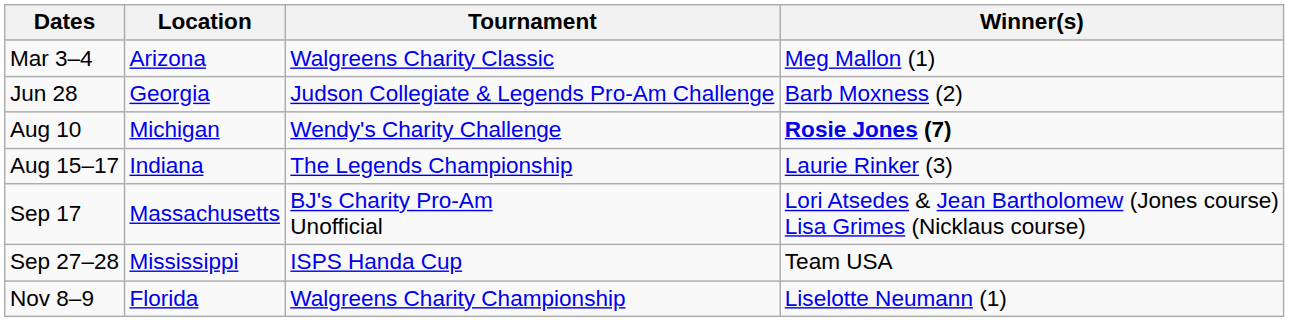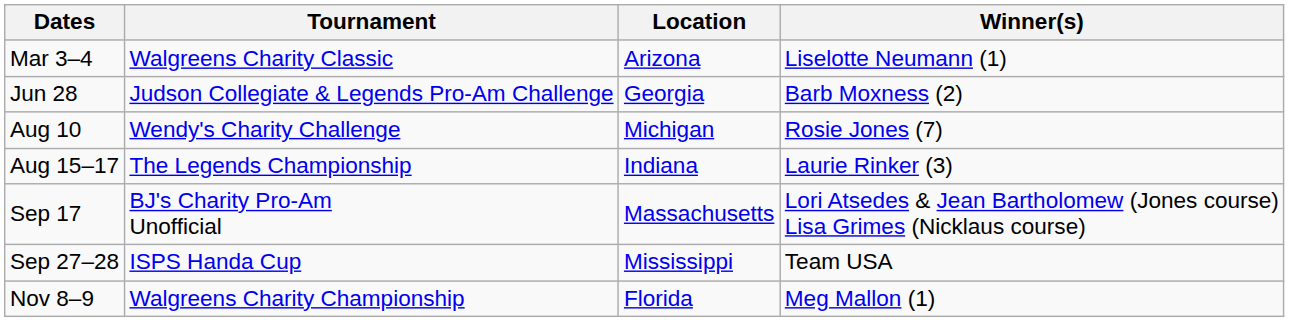columns swapped: (532, 22) <-> (205, 22)
(860, 58) Meg Mallon (1) -> (896, 58) Liselotte Neumann (1)
(868, 129) bold -> (864, 129) normal
(896, 298) Liselotte Neumann (1) -> (860, 298) Meg Mallon (1)
